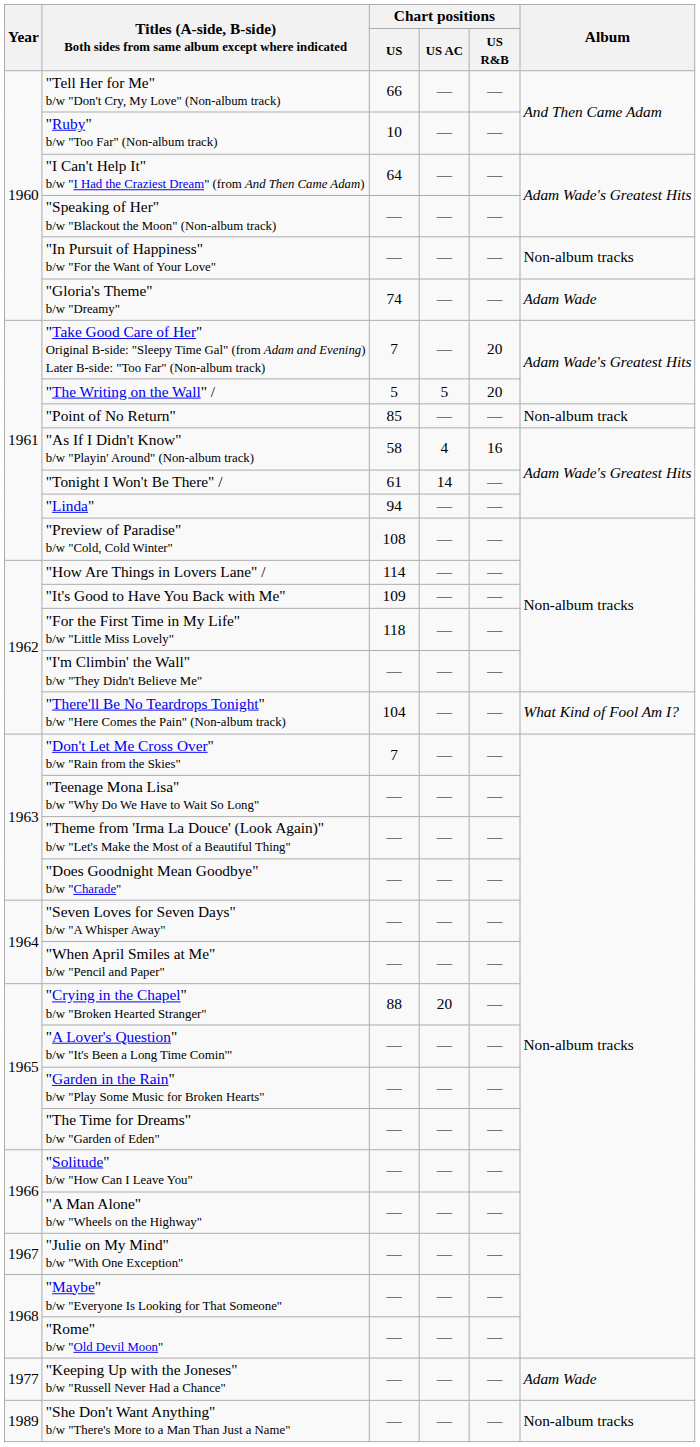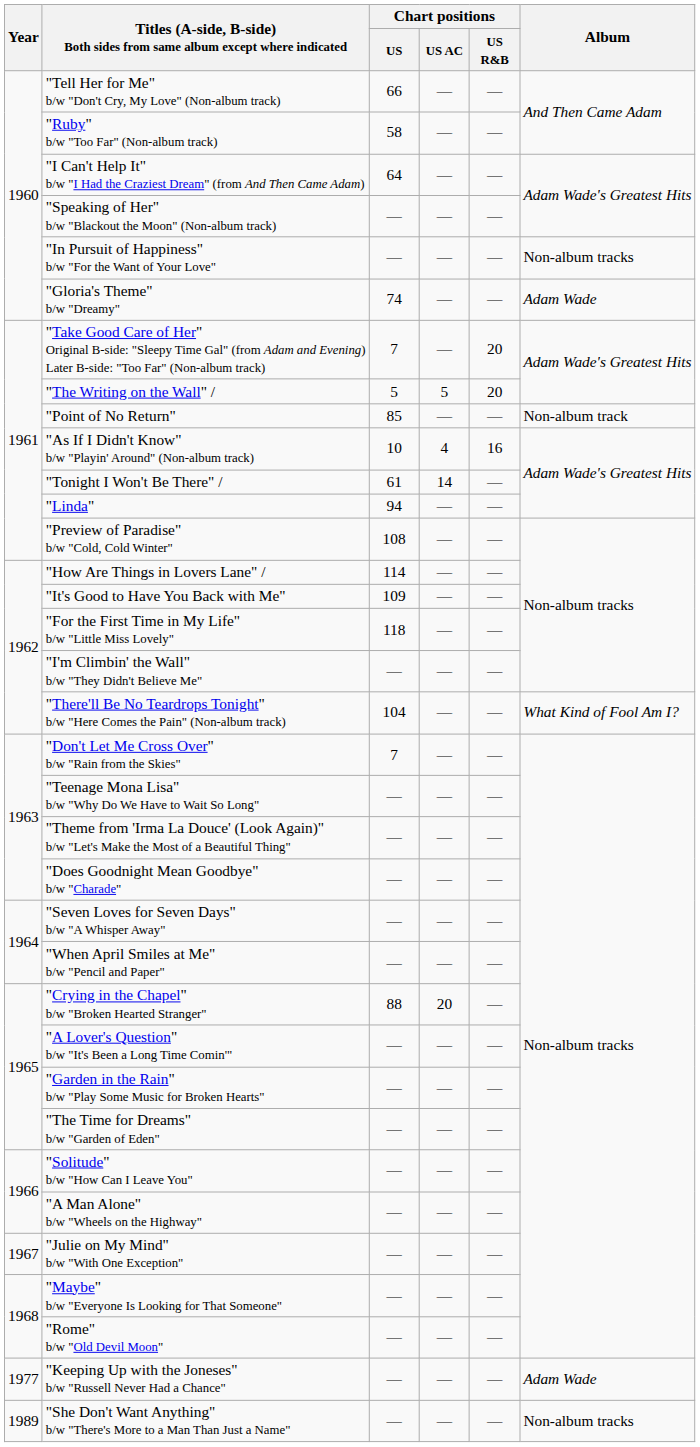(394, 132) 10 -> (394, 132) 58
(394, 448) 58 -> (394, 448) 10
